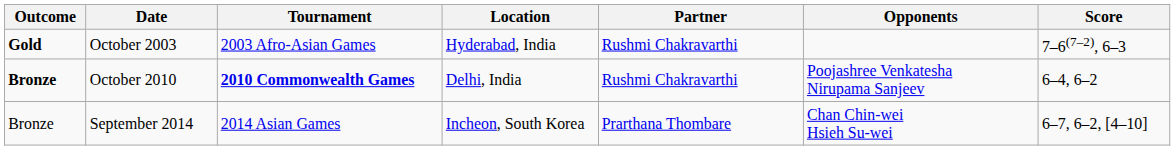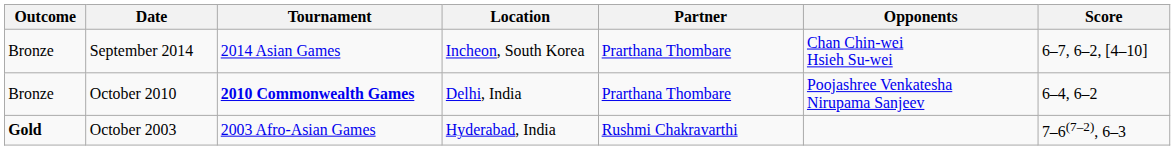rows swapped: (133, 44) <-> (141, 123)
(32, 80) bold -> (31, 94) normal
(670, 80) Rushmi Chakravarthi -> (666, 94) Prarthana Thombare
